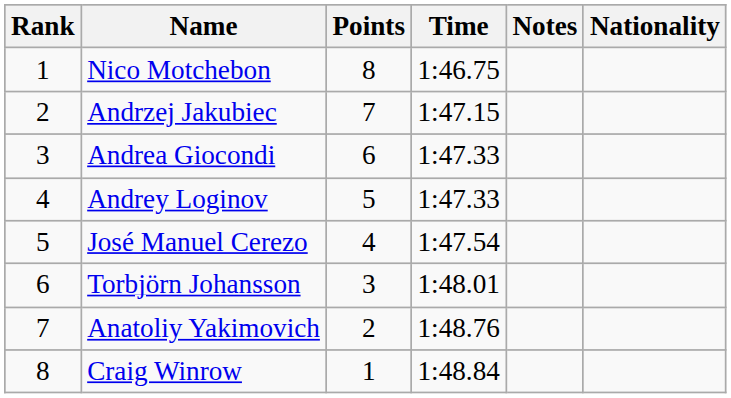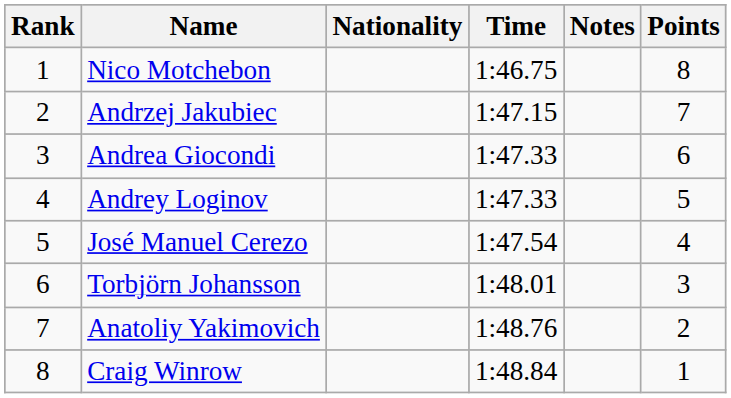columns swapped: (655, 26) <-> (369, 26)
